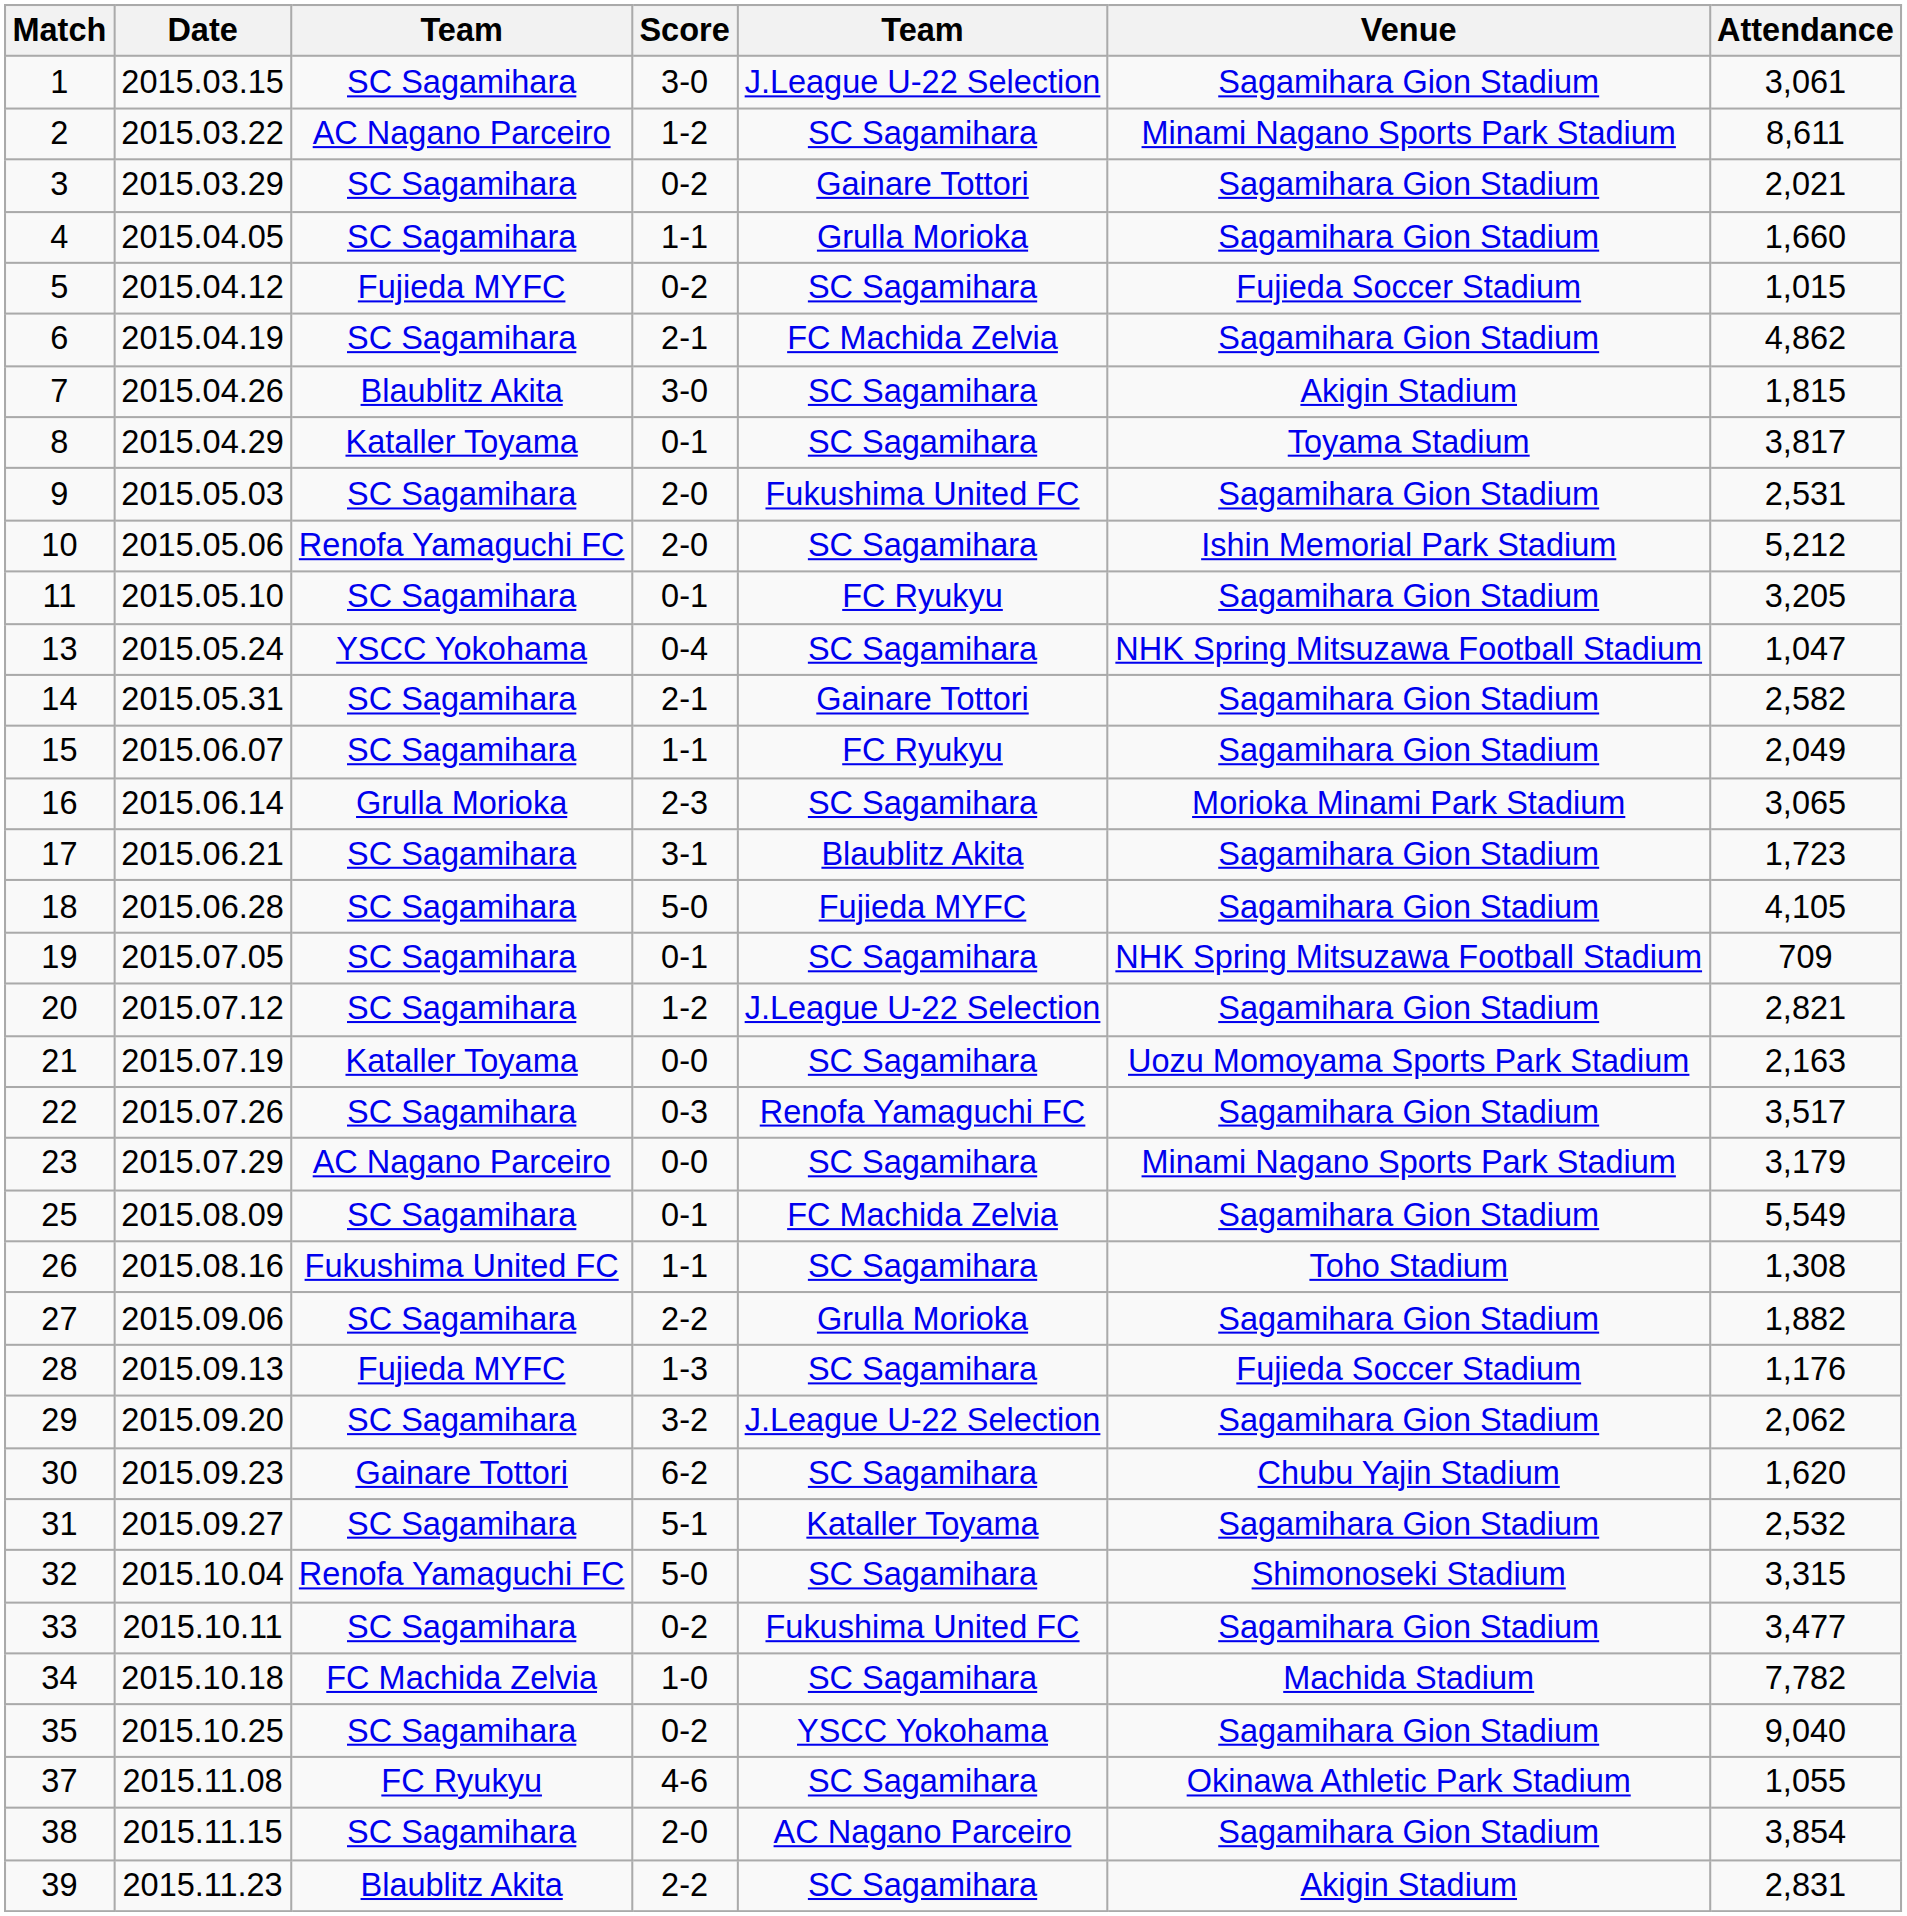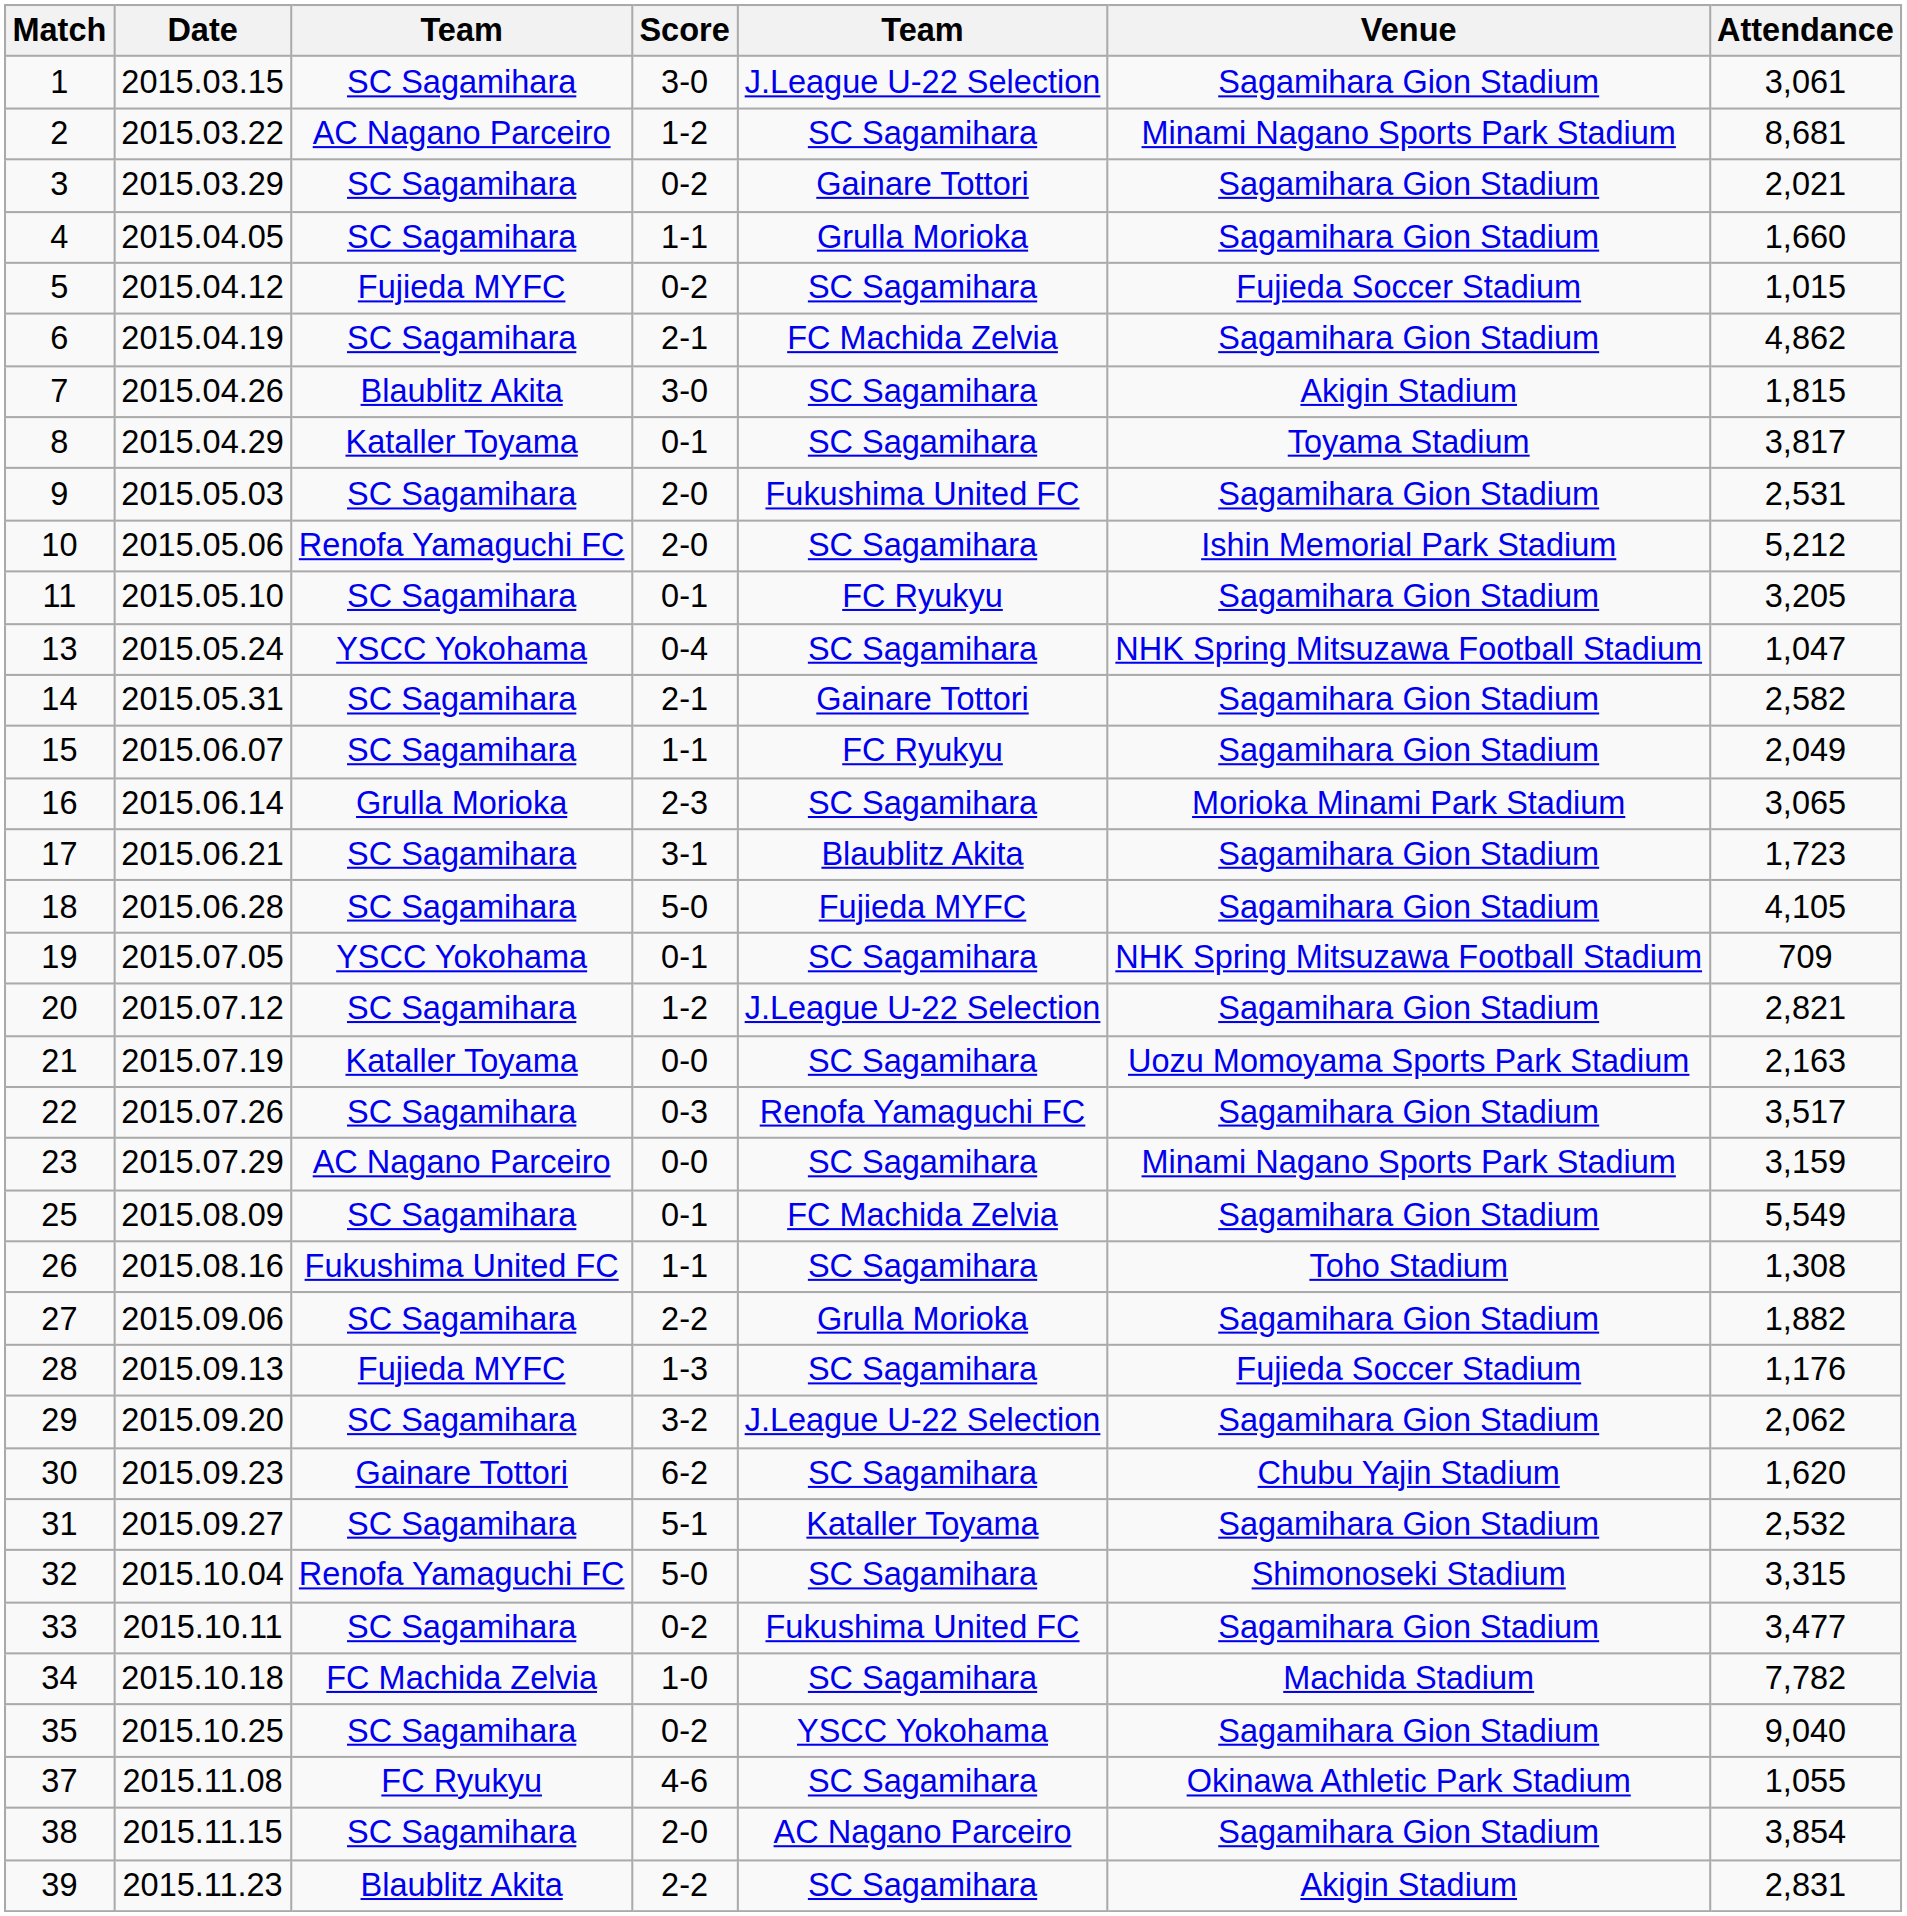(1805, 133) 8,611 -> (1805, 133) 8,681
(462, 957) SC Sagamihara -> (462, 957) YSCC Yokohama
(1805, 1163) 3,179 -> (1805, 1163) 3,159
